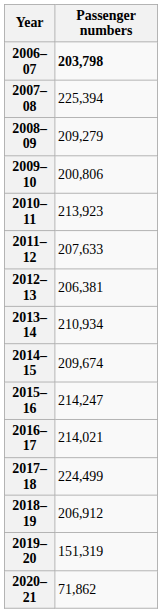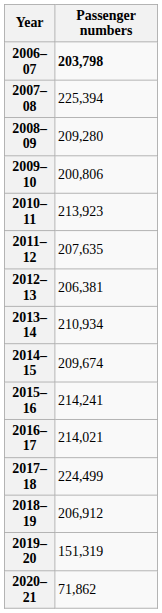(81, 136) 209,279 -> (81, 136) 209,280
(81, 249) 207,633 -> (81, 249) 207,635
(81, 400) 214,247 -> (81, 400) 214,241
